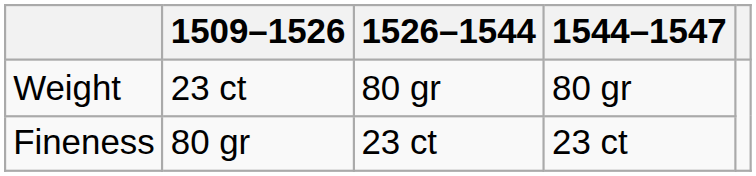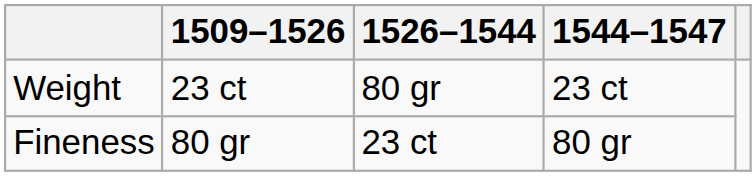(592, 87) 80 gr -> (590, 87) 23 ct
(590, 142) 23 ct -> (592, 142) 80 gr
